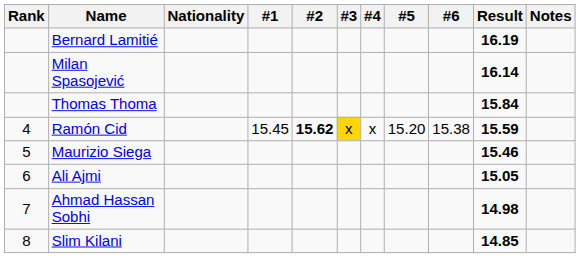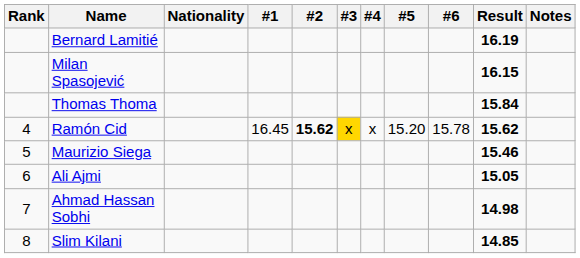(500, 72) 16.14 -> (500, 72) 16.15
(270, 128) 15.45 -> (270, 128) 16.45
(451, 128) 15.38 -> (451, 128) 15.78
(500, 128) 15.59 -> (500, 128) 15.62
